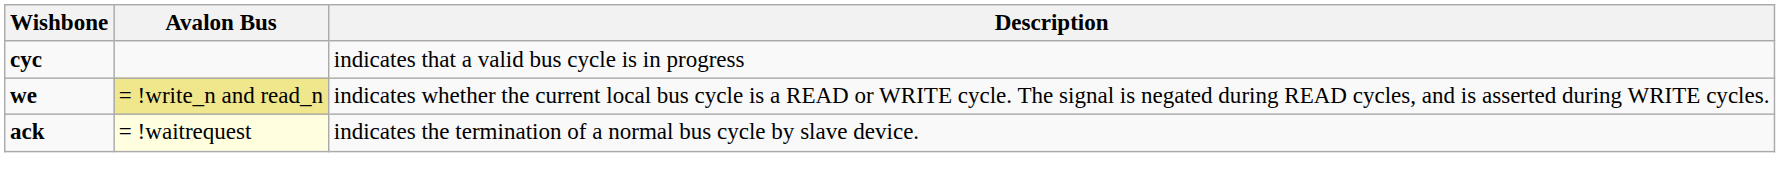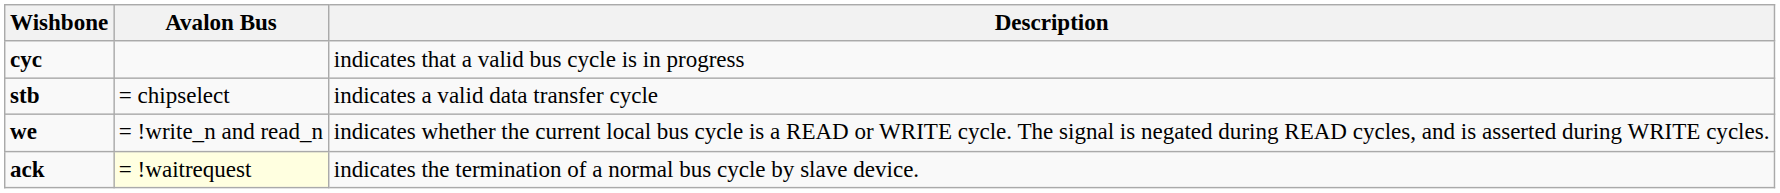+ row: (25, 95)
(221, 95) khaki background -> (221, 132) no background
